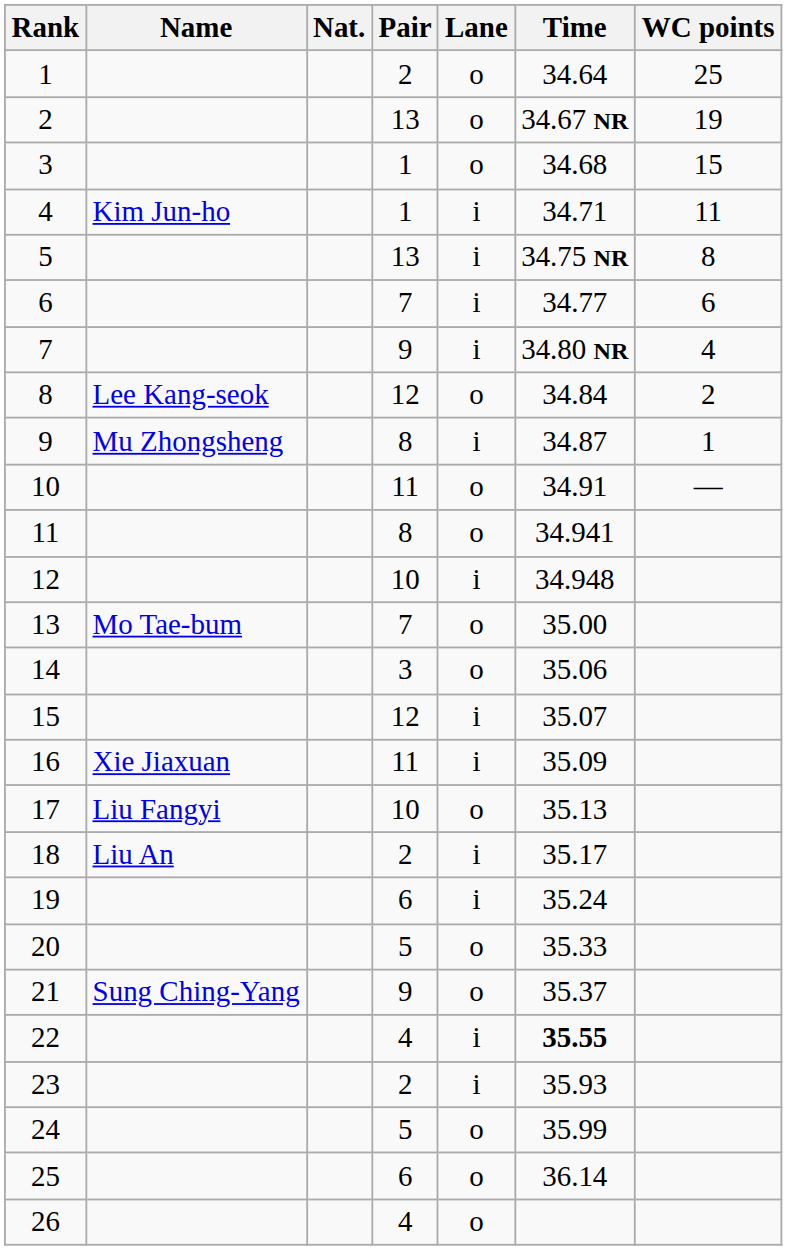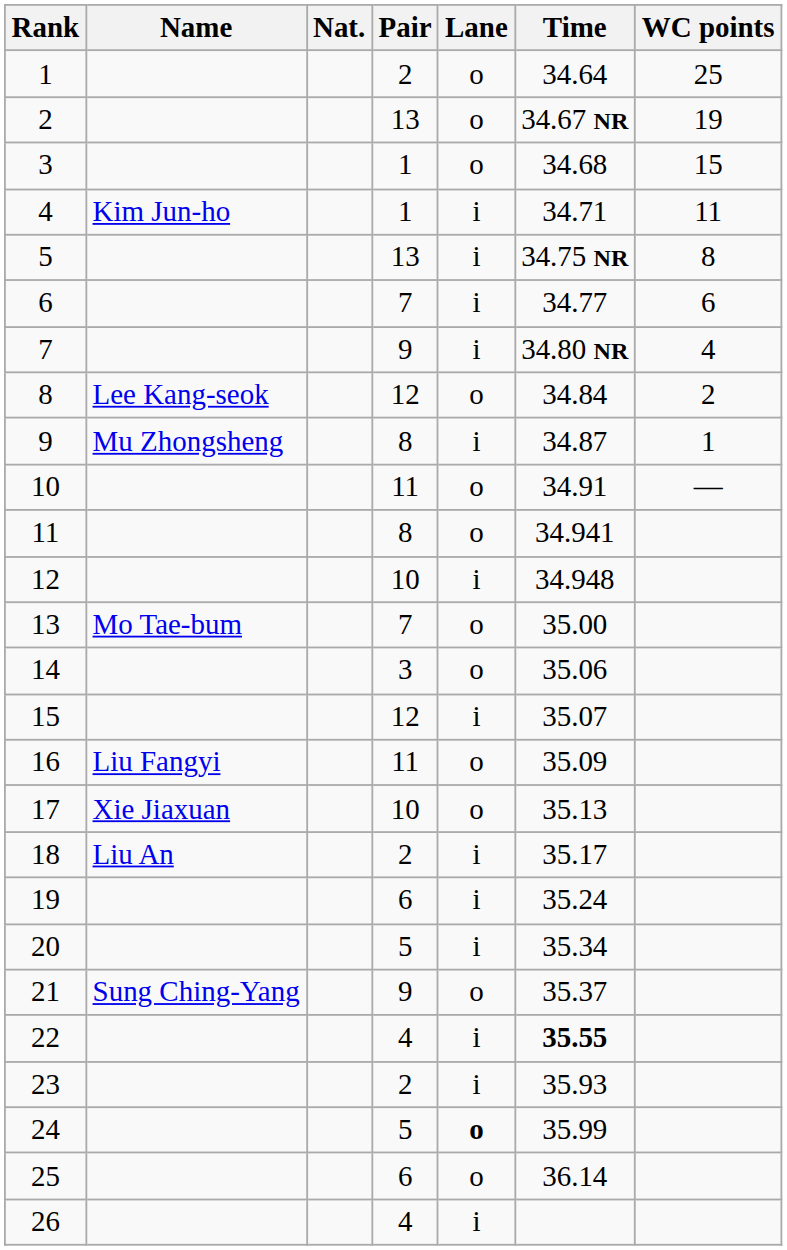(161, 762) Xie Jiaxuan -> (157, 762) Liu Fangyi
(476, 762) i -> (476, 762) o
(157, 808) Liu Fangyi -> (161, 808) Xie Jiaxuan
(476, 946) o -> (476, 946) i
(575, 946) 35.33 -> (575, 946) 35.34
(476, 1129) normal -> (476, 1129) bold
(476, 1221) o -> (476, 1221) i
